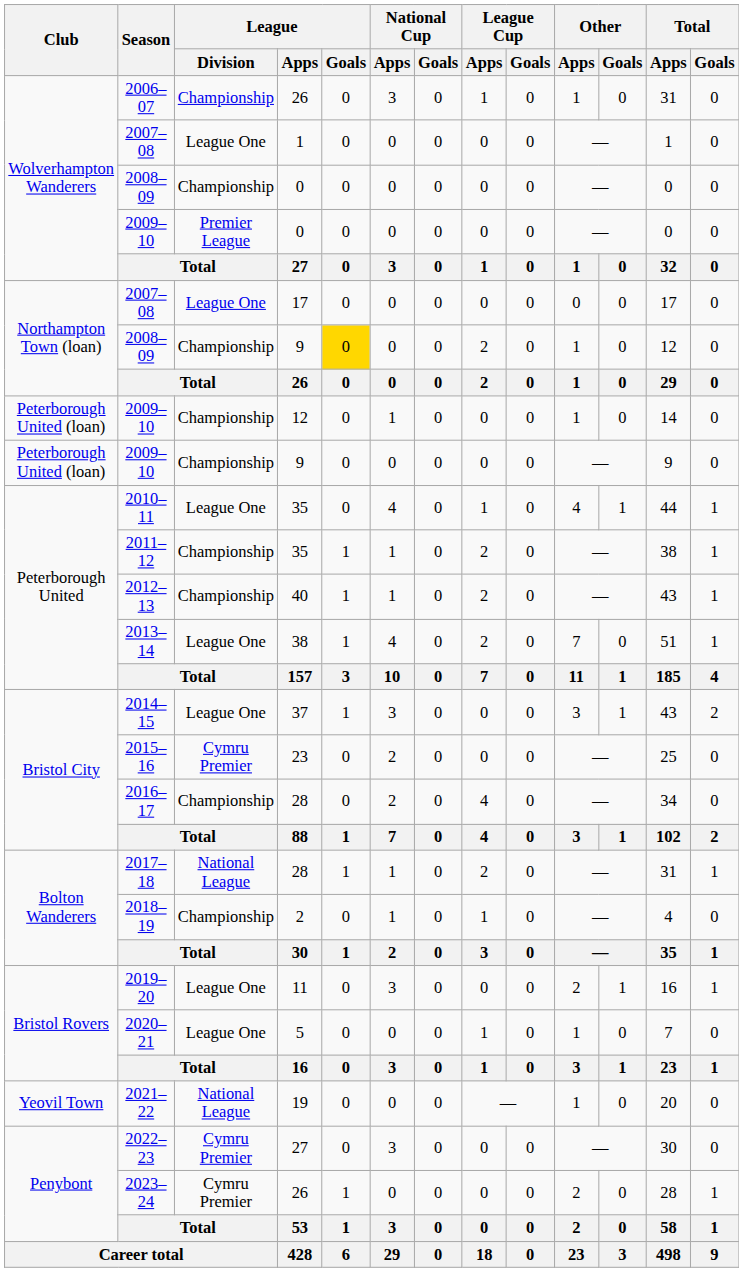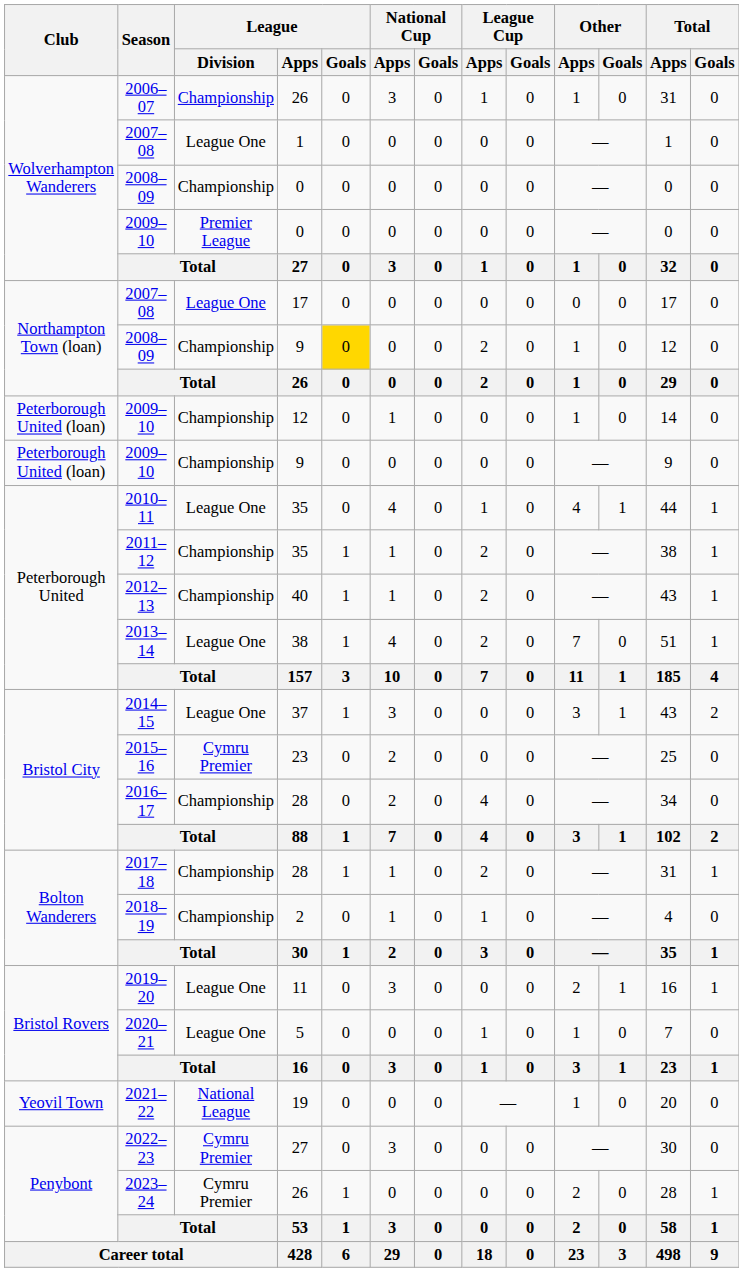(226, 872) National League -> (226, 872) Championship
